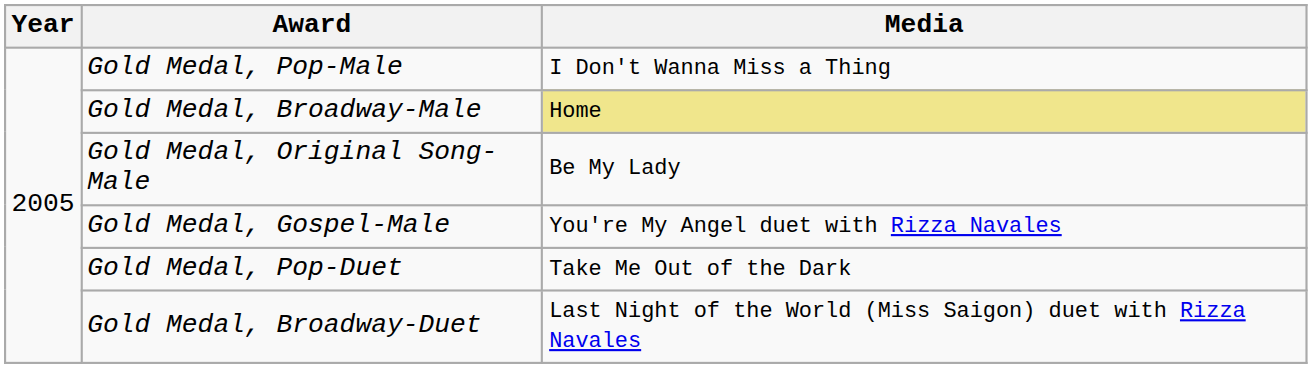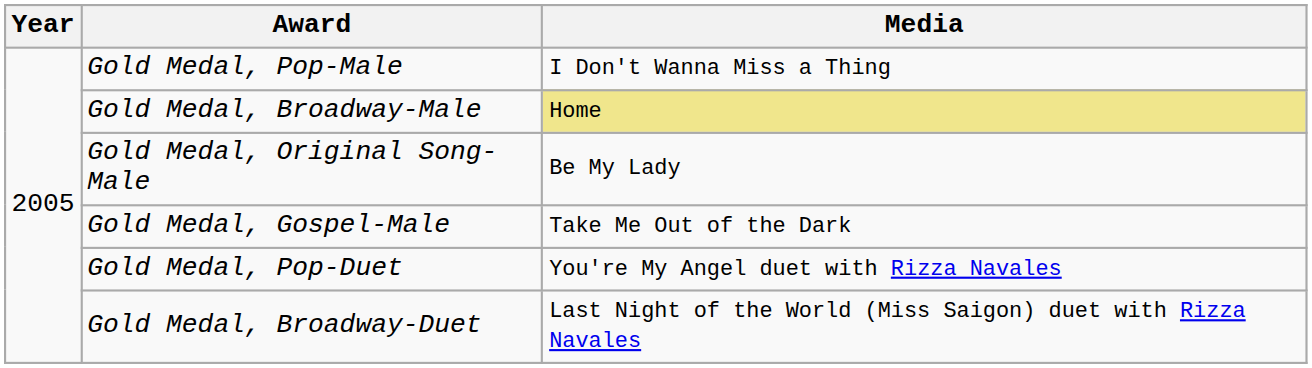(805, 226) You're My Angel duet with Rizza Navales -> (700, 226) Take Me Out of the Dark
(700, 269) Take Me Out of the Dark -> (805, 269) You're My Angel duet with Rizza Navales
